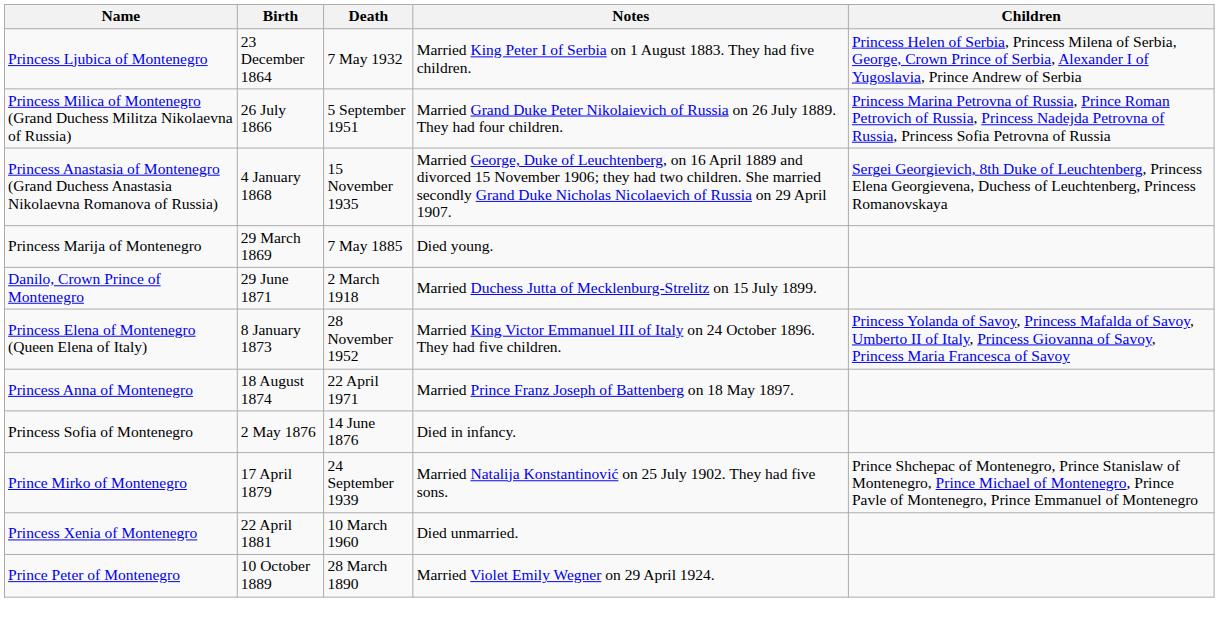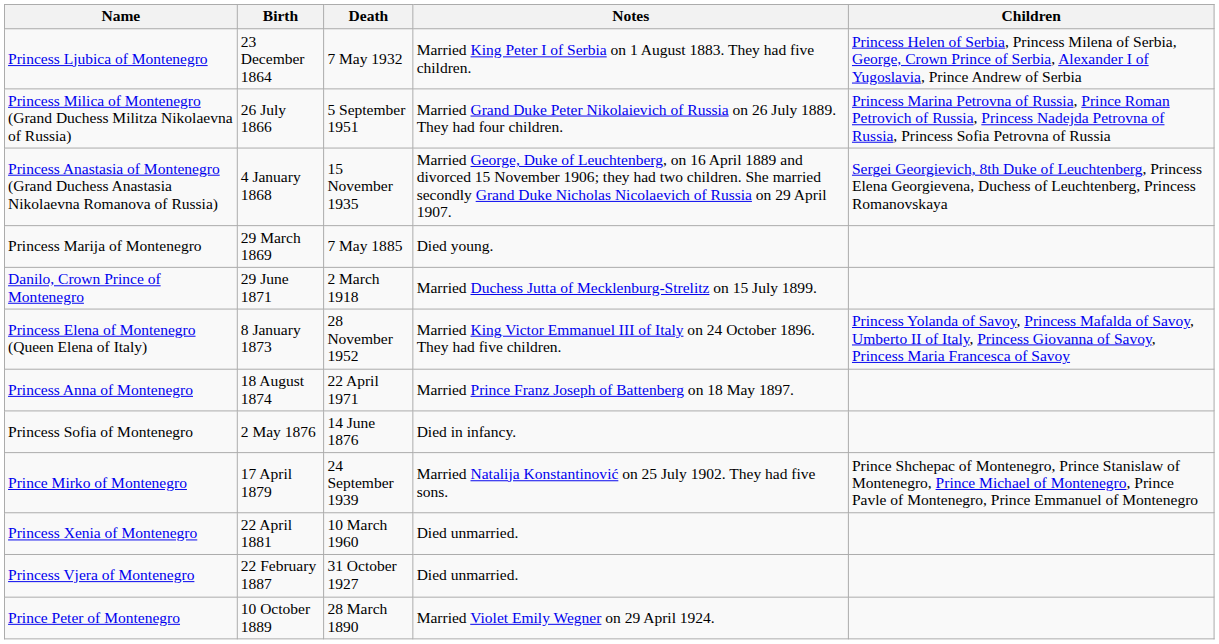+ row: (101, 575)
